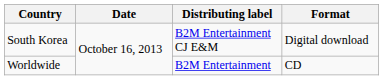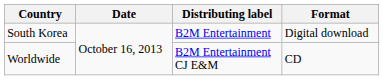(223, 39) B2M Entertainment CJ E&M -> (223, 33) B2M Entertainment
(223, 65) B2M Entertainment -> (223, 58) B2M Entertainment CJ E&M
